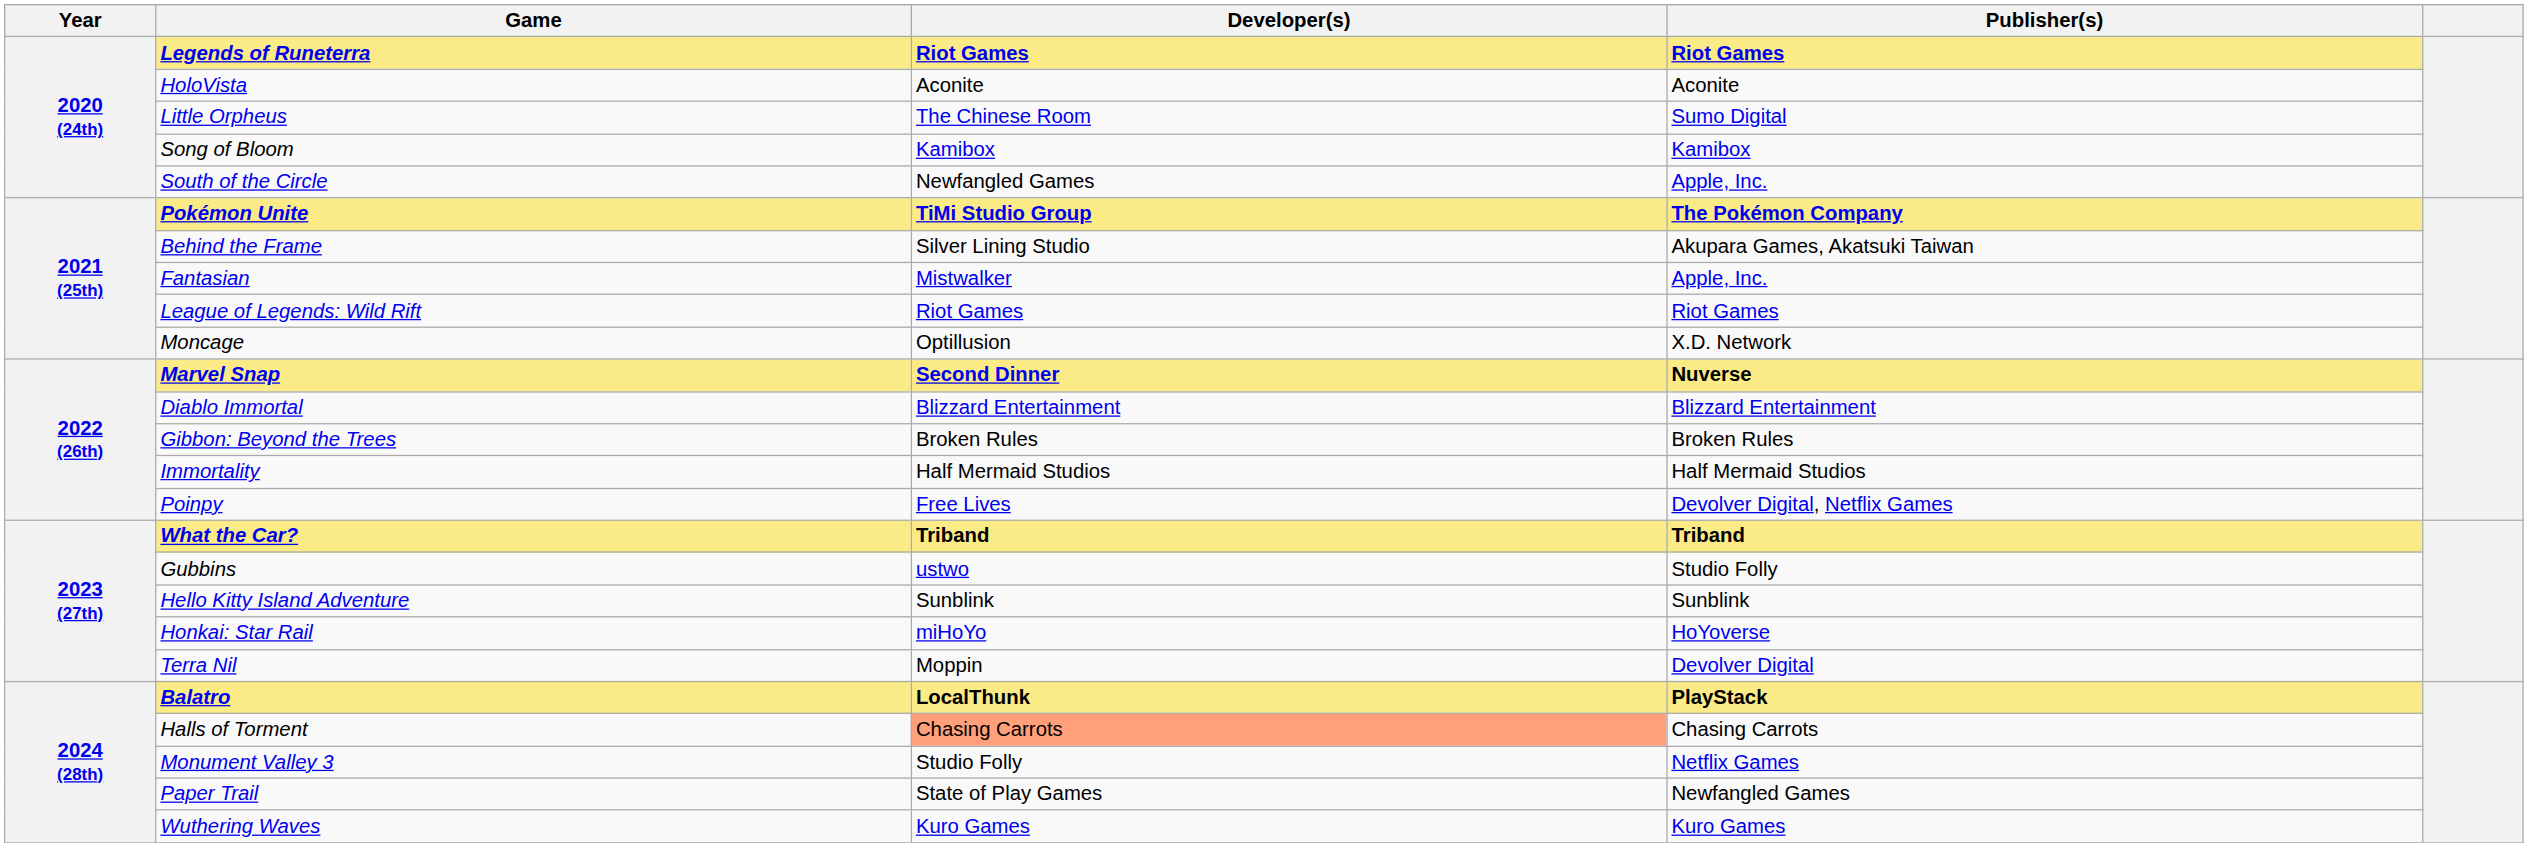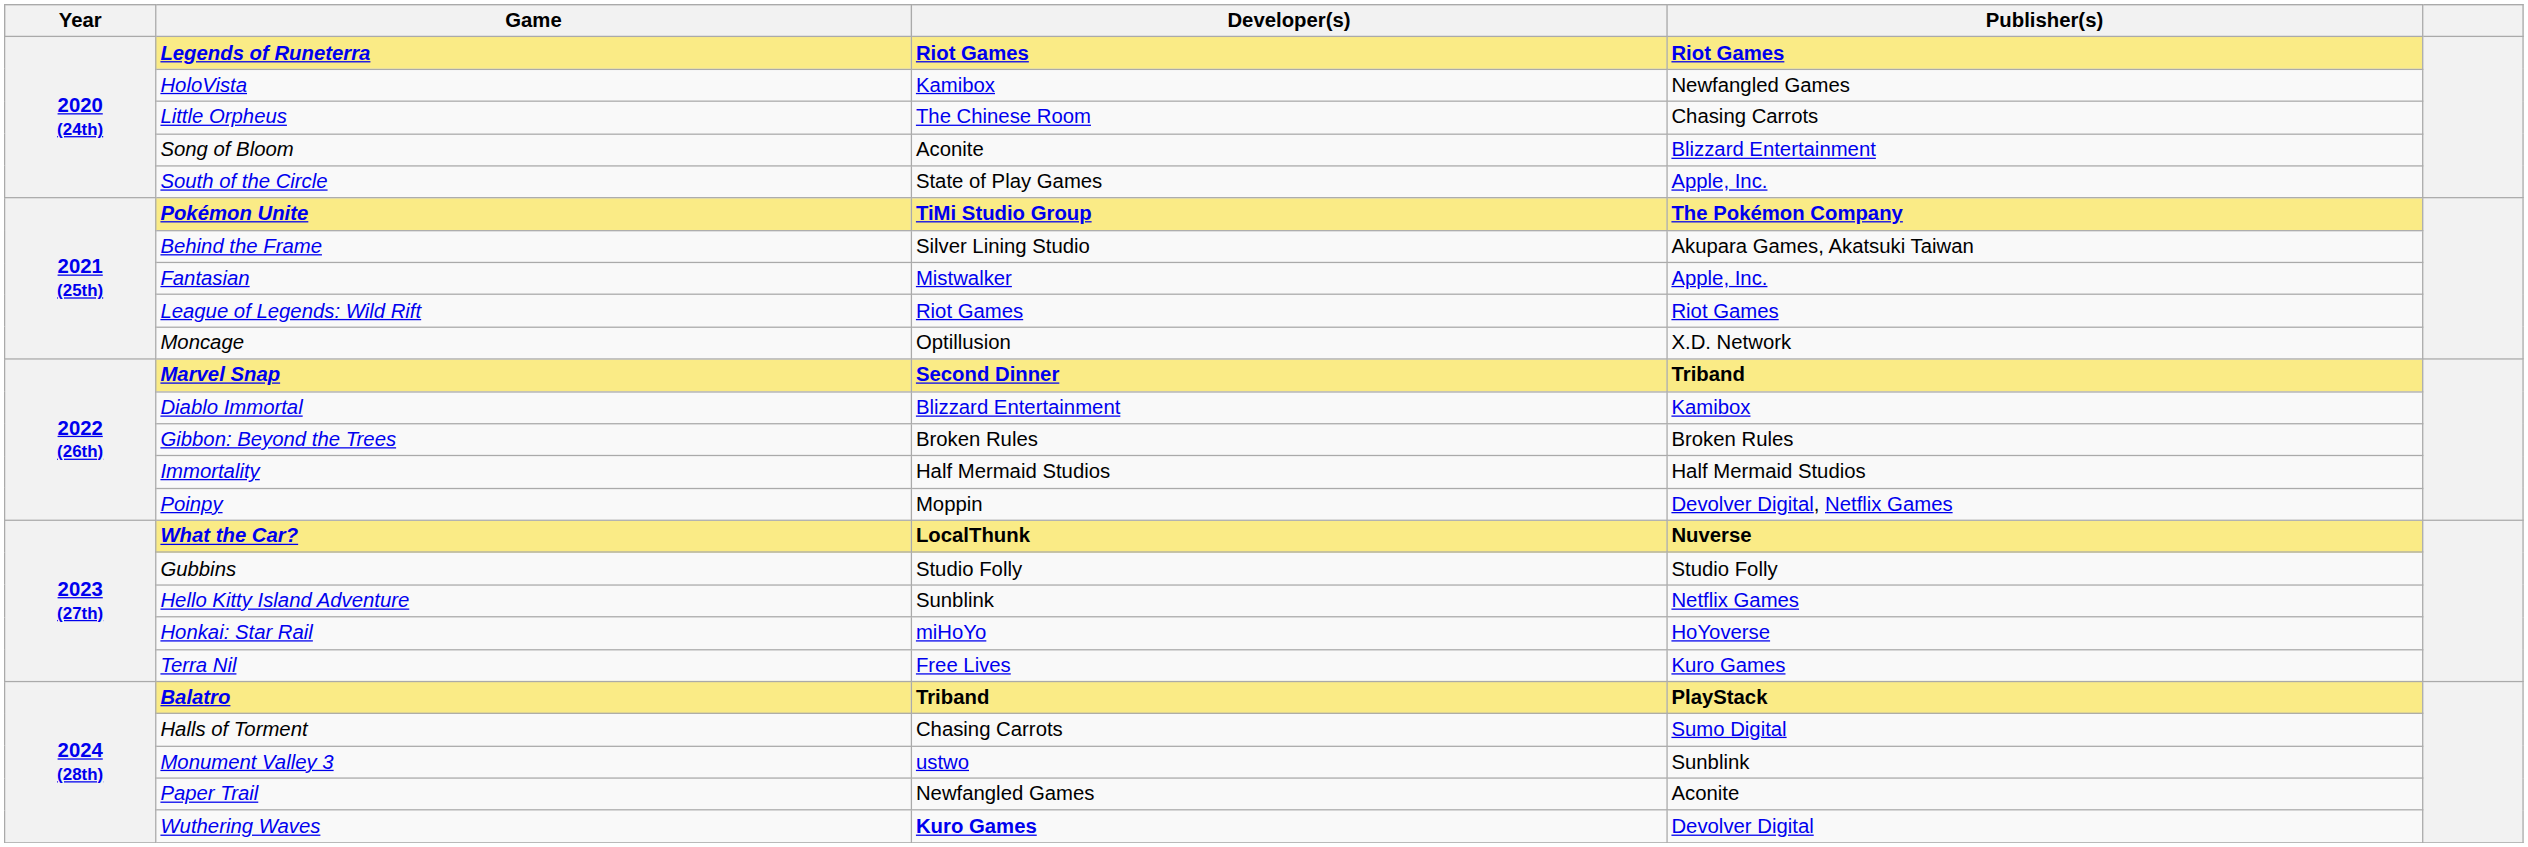(950, 85) Aconite -> (955, 85) Kamibox
(1705, 85) Aconite -> (1761, 85) Newfangled Games
(1729, 117) Sumo Digital -> (1745, 117) Chasing Carrots
(955, 149) Kamibox -> (950, 149) Aconite
(1711, 149) Kamibox -> (1774, 149) Blizzard Entertainment
(1005, 181) Newfangled Games -> (1009, 181) State of Play Games
(1712, 375) Nuverse -> (1708, 375) Triband
(1774, 407) Blizzard Entertainment -> (1711, 407) Kamibox
(963, 504) Free Lives -> (949, 504) Moppin
(953, 536) Triband -> (973, 536) LocalThunk
(1708, 536) Triband -> (1712, 536) Nuverse
(942, 568) ustwo -> (969, 568) Studio Folly
(1710, 600) Sunblink -> (1735, 600) Netflix Games
(949, 665) Moppin -> (963, 665) Free Lives
(1743, 665) Devolver Digital -> (1728, 665) Kuro Games
(973, 697) LocalThunk -> (953, 697) Triband
(989, 729) lightsalmon background -> (989, 729) no background
(1745, 729) Chasing Carrots -> (1729, 729) Sumo Digital
(969, 761) Studio Folly -> (942, 761) ustwo
(1735, 761) Netflix Games -> (1710, 761) Sunblink
(1009, 794) State of Play Games -> (1005, 794) Newfangled Games
(1761, 794) Newfangled Games -> (1705, 794) Aconite
(973, 826) normal -> (976, 826) bold
(1728, 826) Kuro Games -> (1743, 826) Devolver Digital
